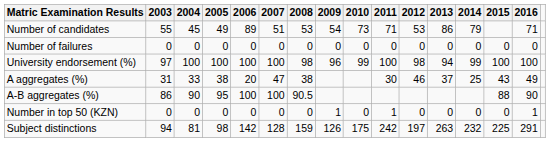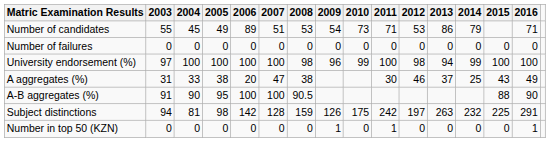(166, 96) 86 -> (166, 96) 91
rows swapped: (52, 129) <-> (62, 112)
